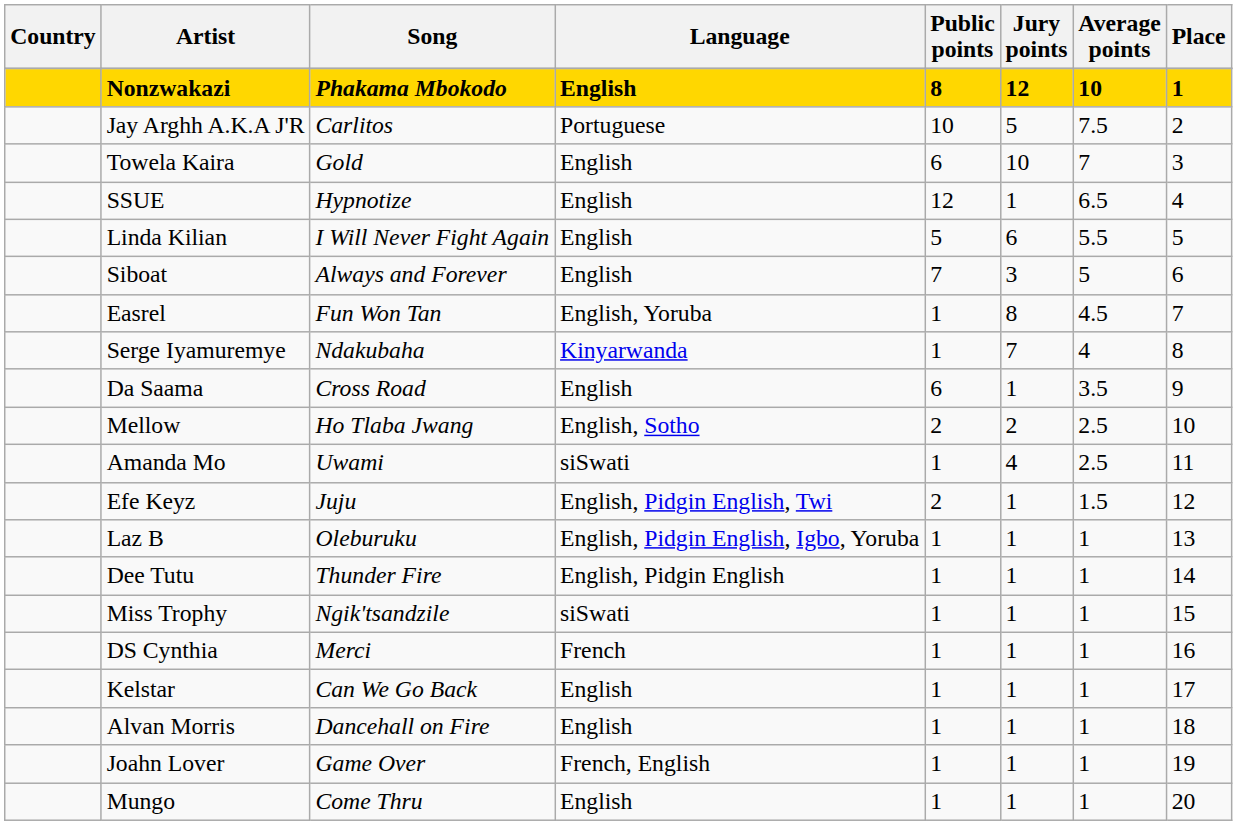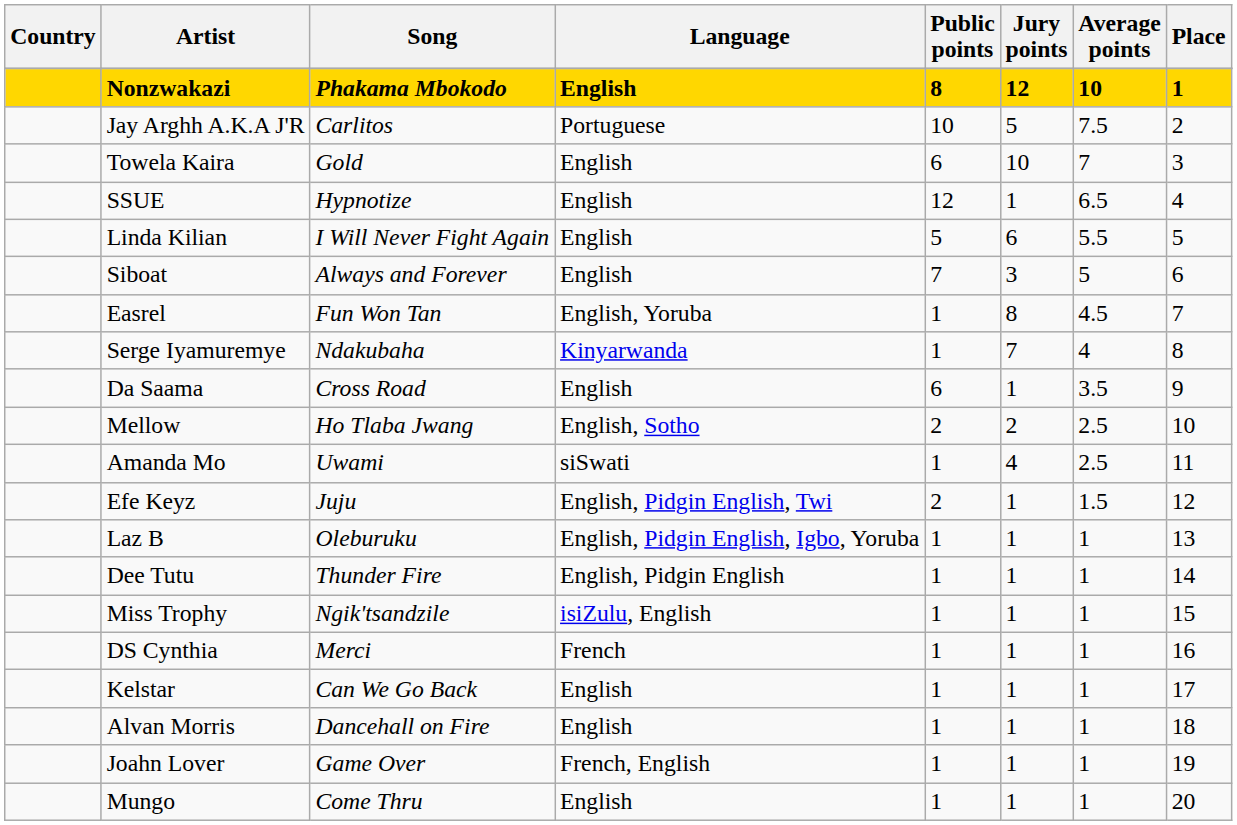(595, 613) siSwati -> (636, 613) isiZulu, English
